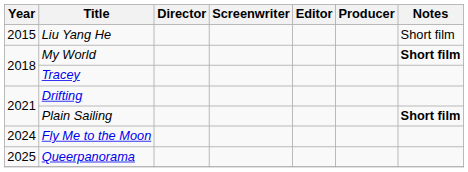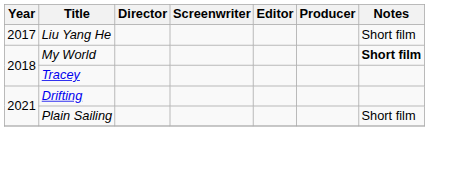(22, 34) 2015 -> (22, 34) 2017
(430, 116) bold -> (389, 116) normal
- row: (97, 136)
- row: (88, 156)
